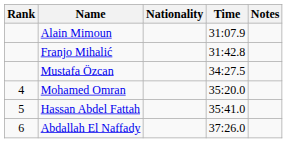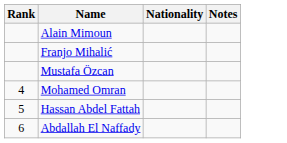- column: (227, 14)
